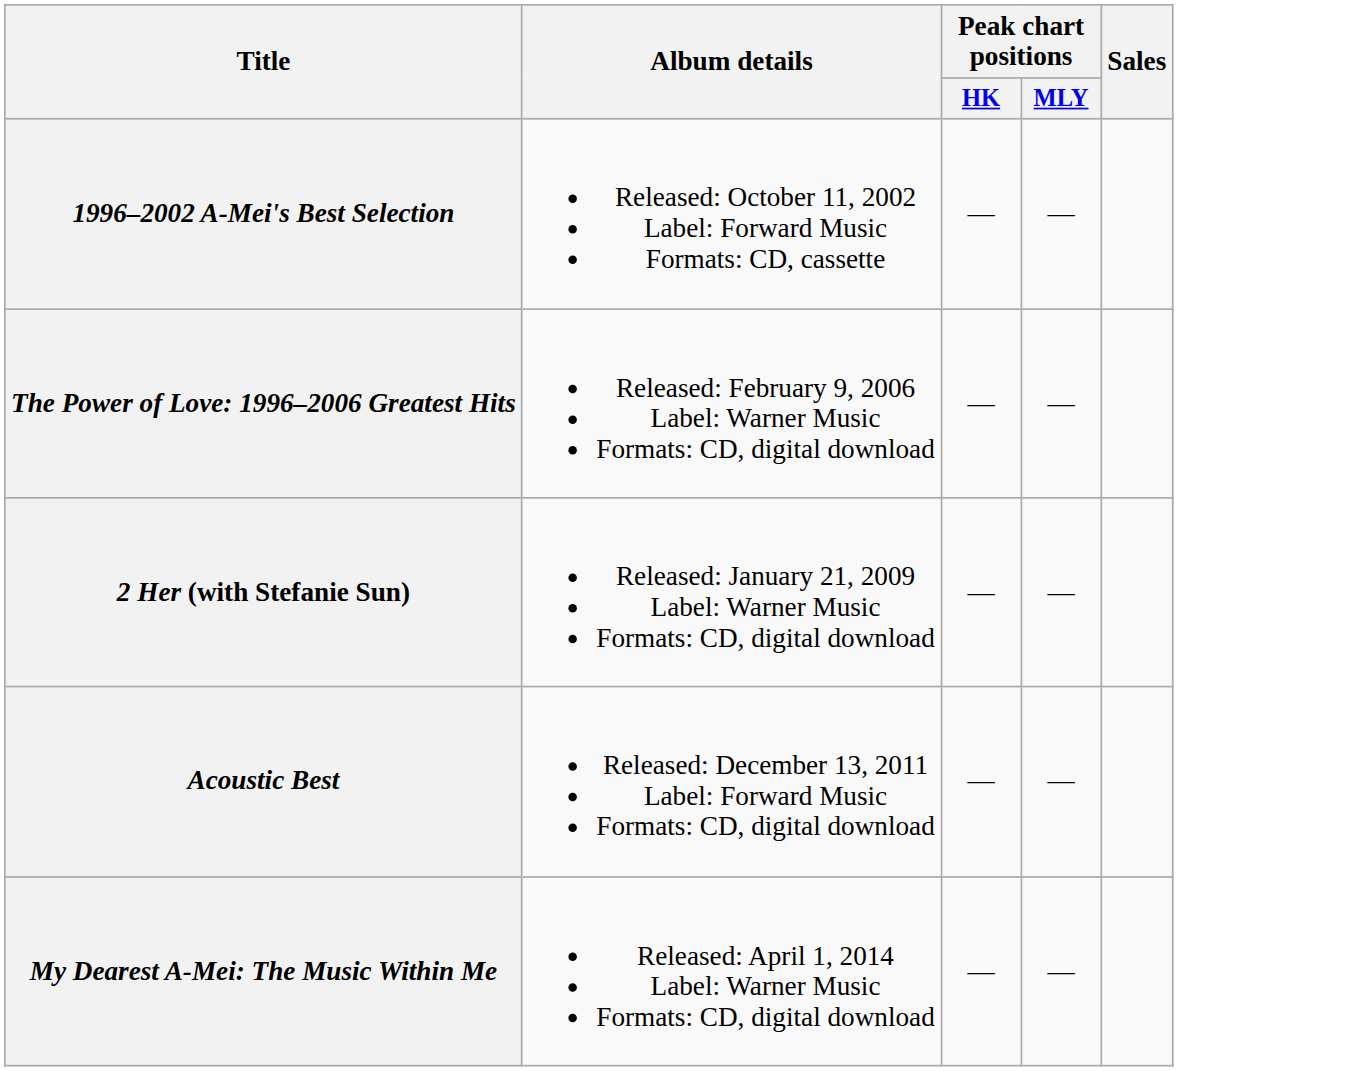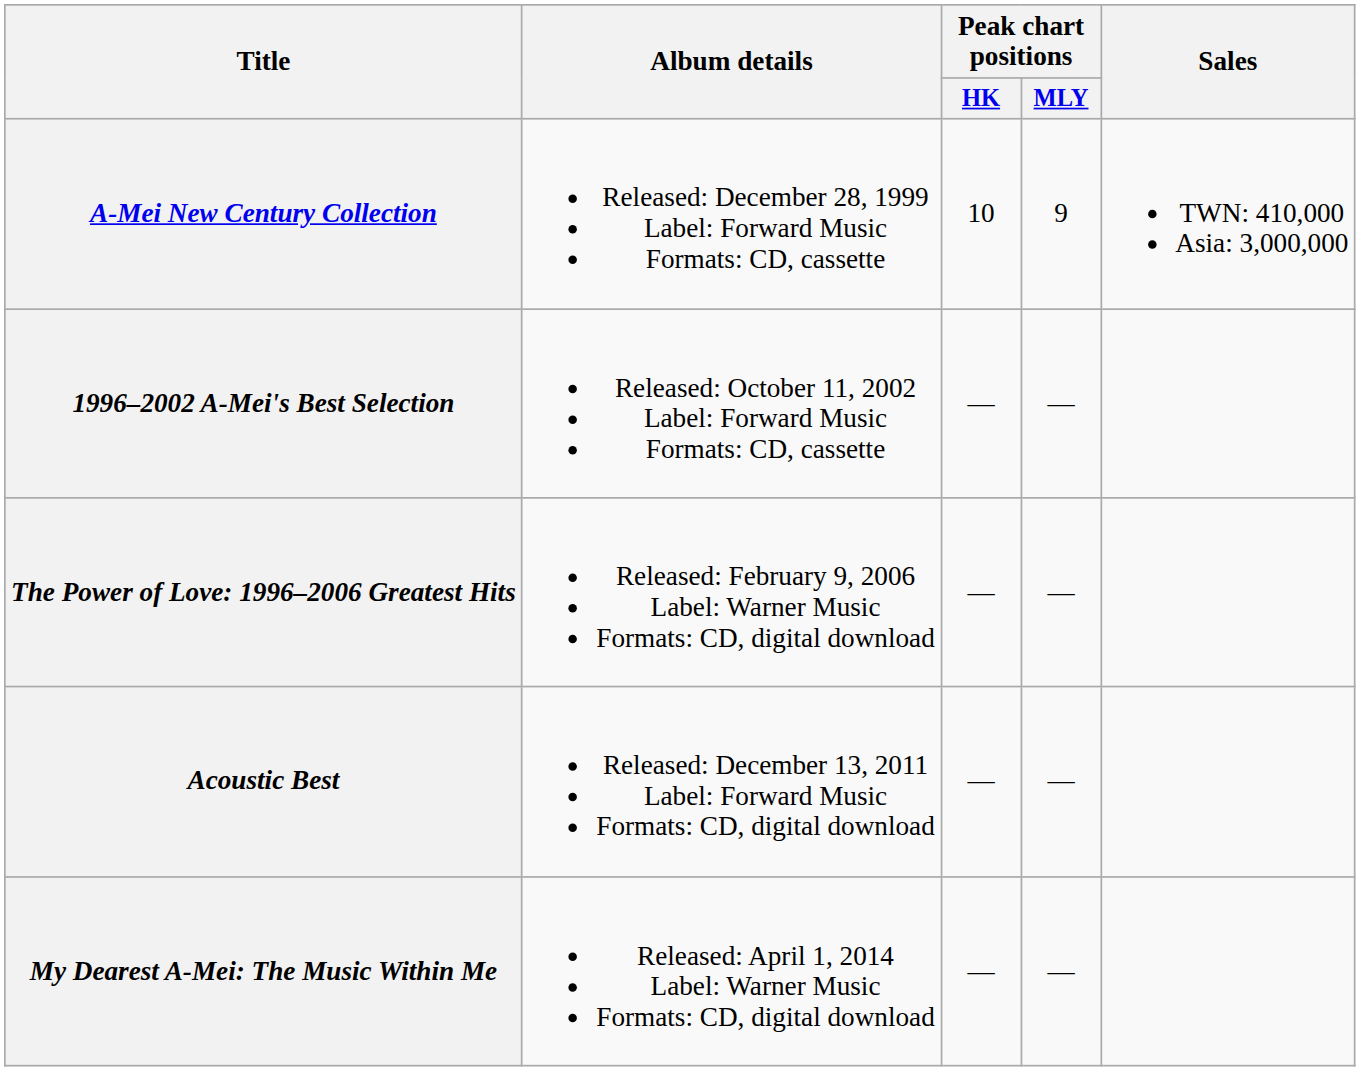+ row: (263, 213)
- row: (263, 591)
